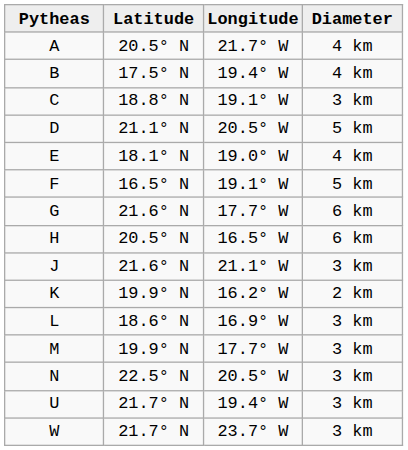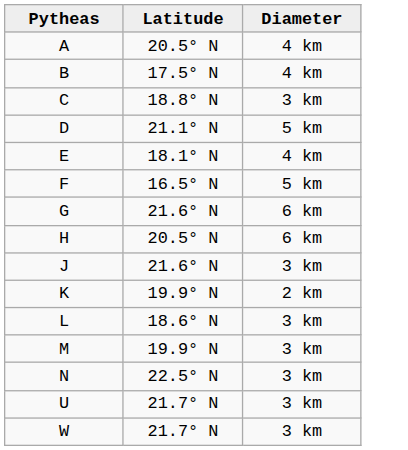- column: (253, 18)
